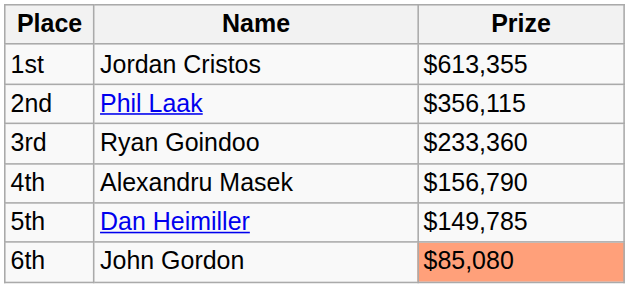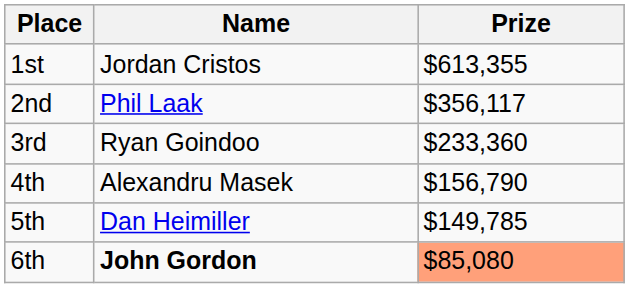(475, 103) $356,115 -> (475, 103) $356,117
(172, 261) normal -> (178, 261) bold
